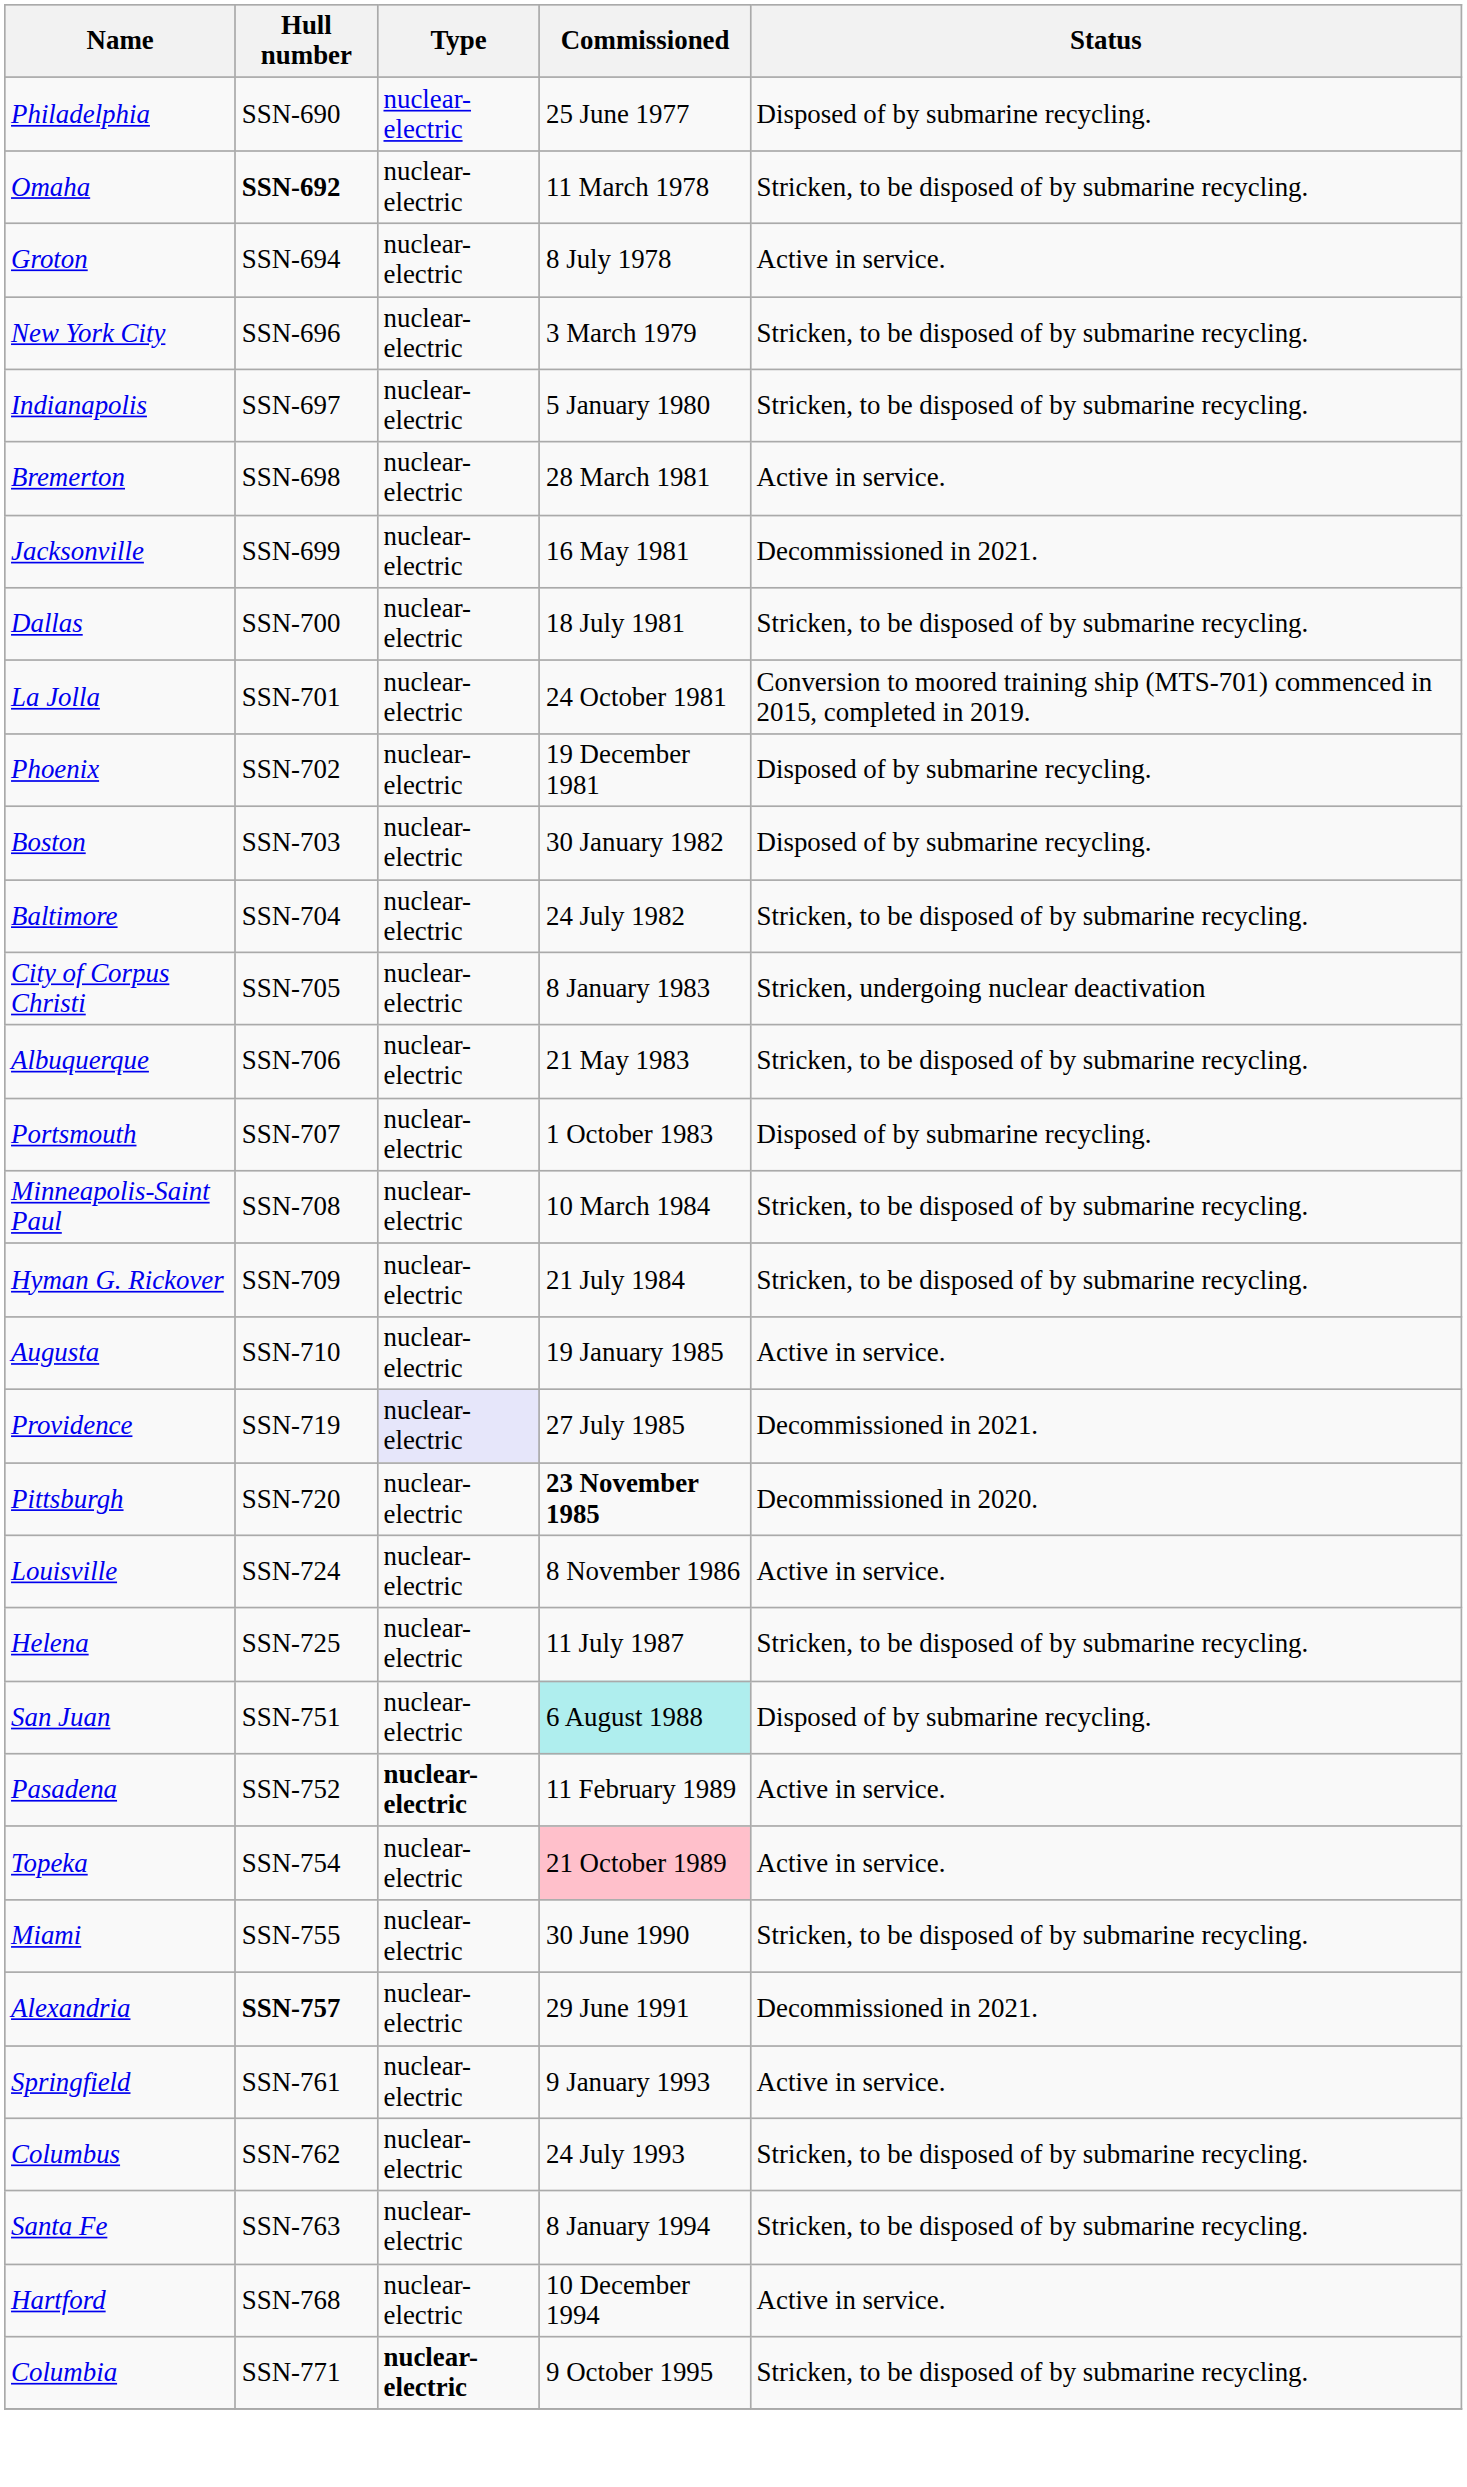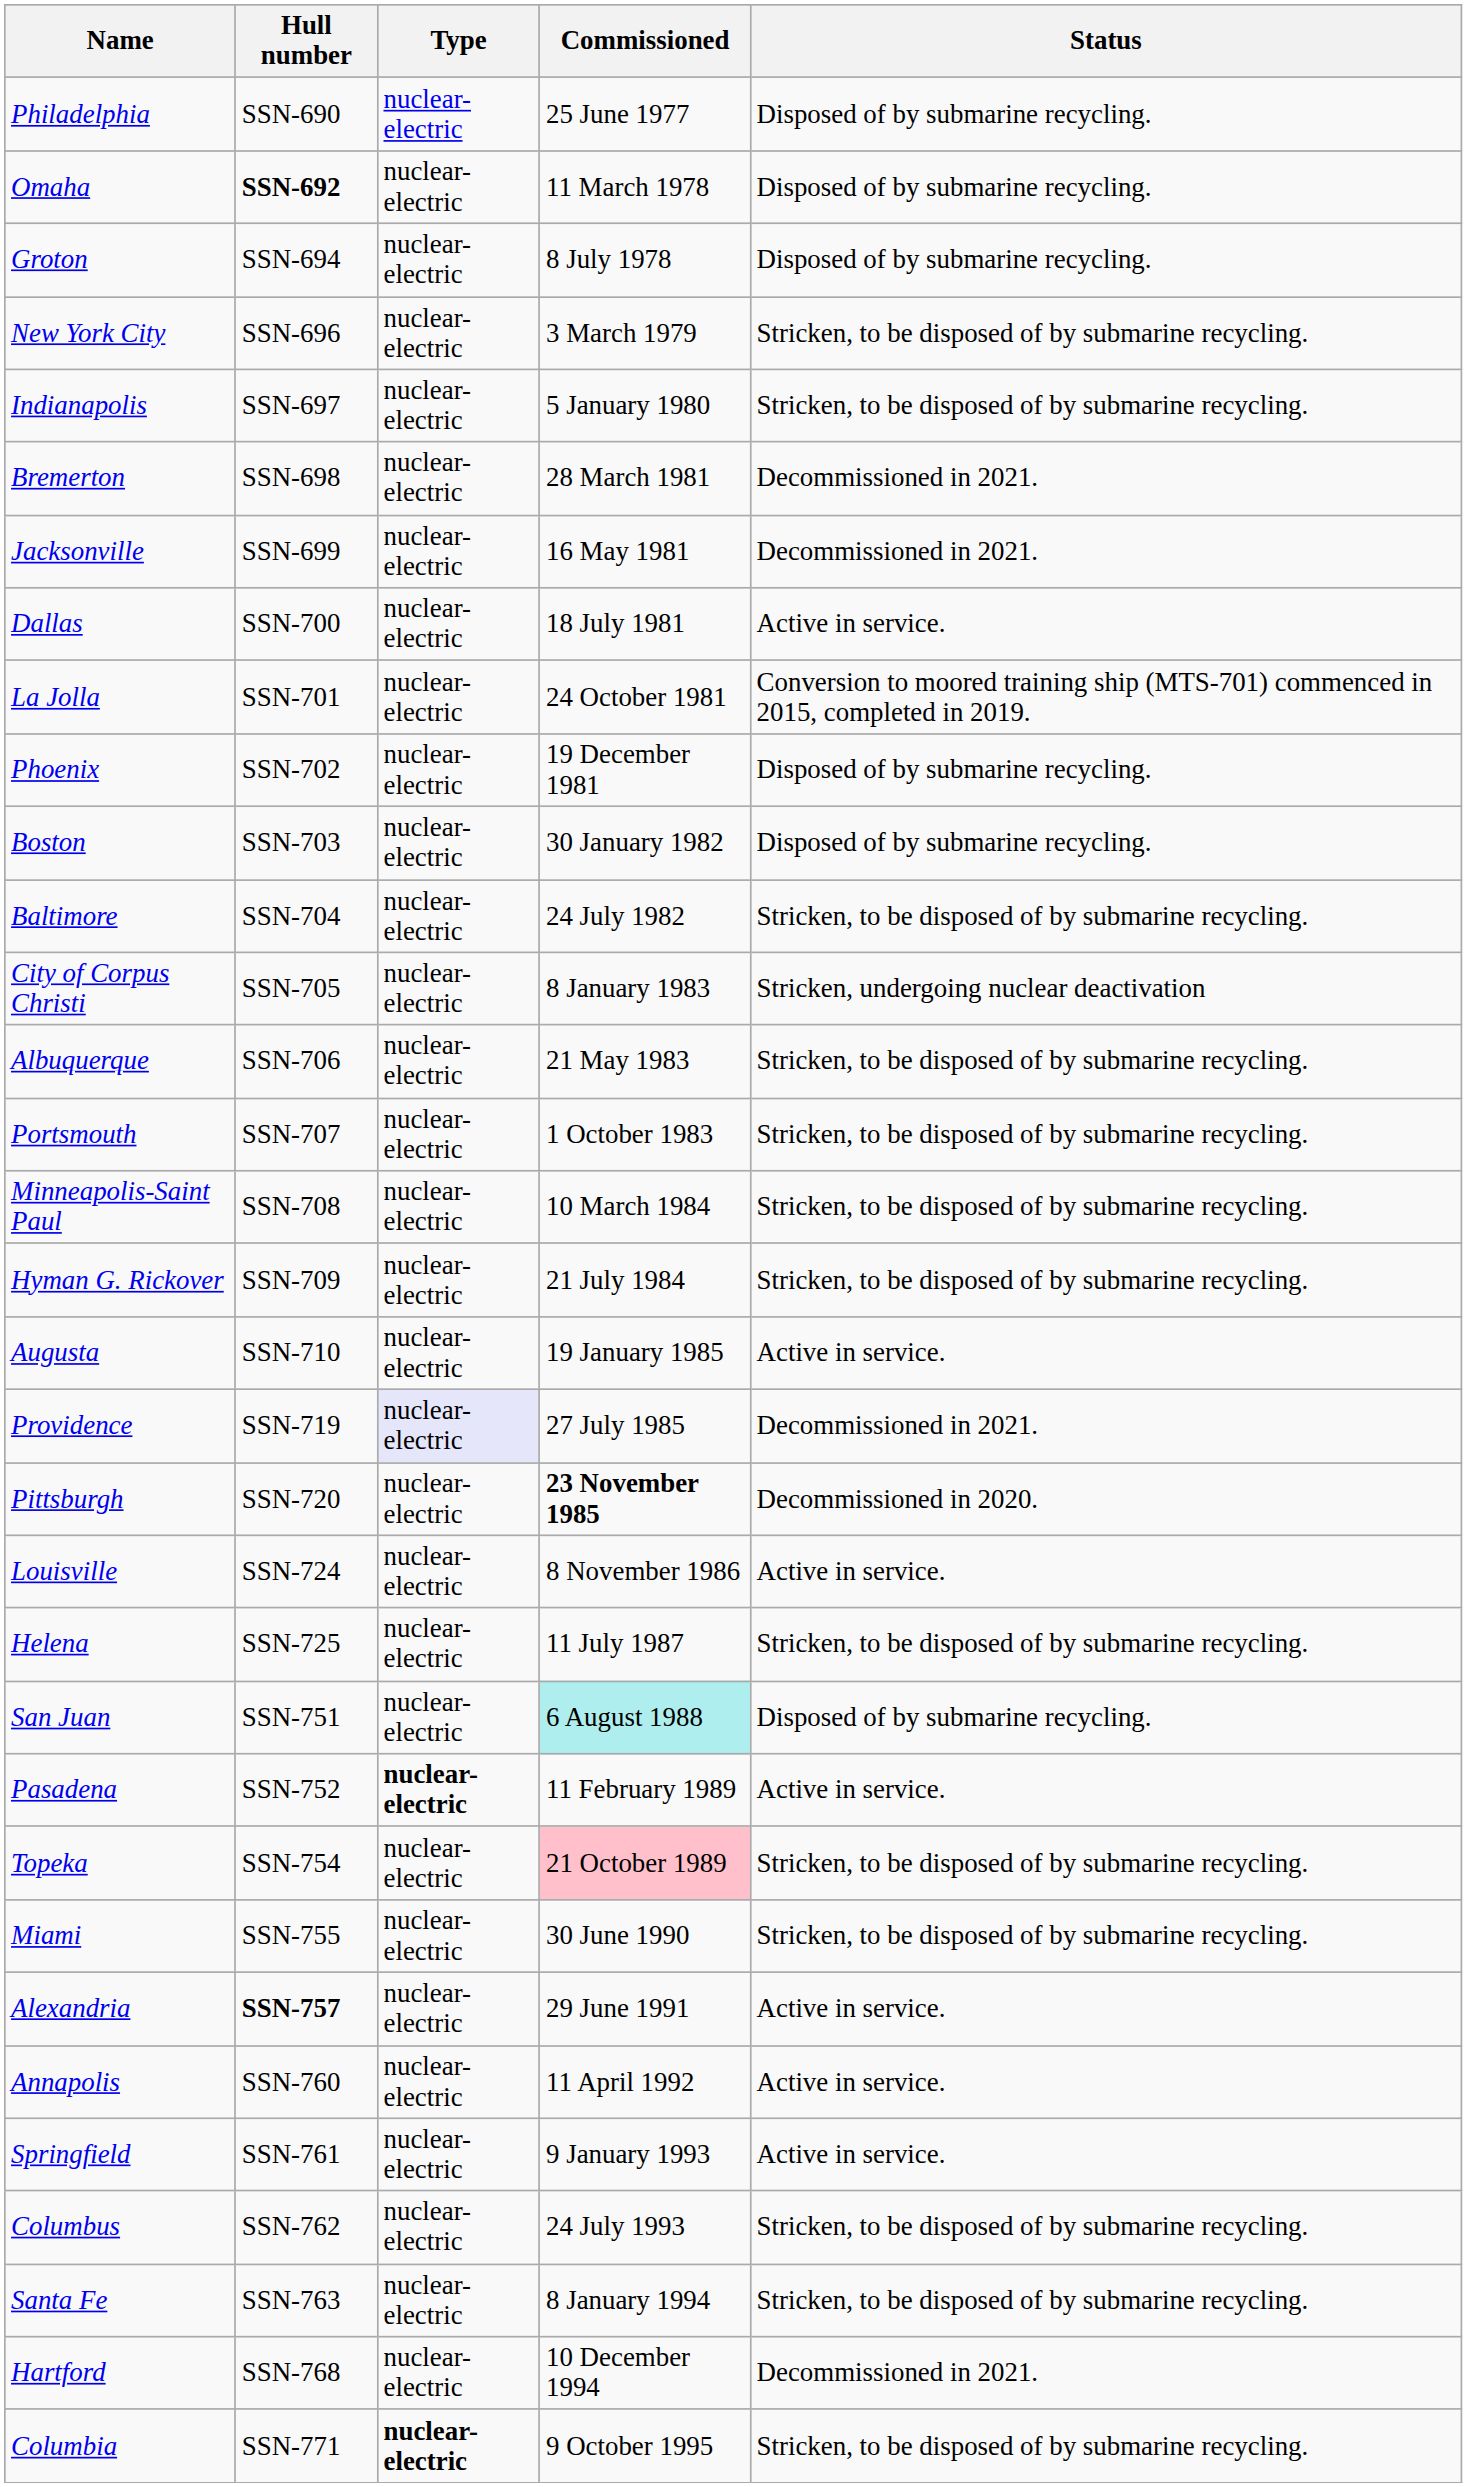(1032, 186) Stricken, to be disposed of by submarine recycling. -> (954, 186) Disposed of by submarine recycling.
(851, 259) Active in service. -> (954, 259) Disposed of by submarine recycling.
(851, 478) Active in service. -> (897, 478) Decommissioned in 2021.
(1032, 623) Stricken, to be disposed of by submarine recycling. -> (851, 623) Active in service.
(954, 1133) Disposed of by submarine recycling. -> (1032, 1133) Stricken, to be disposed of by submarine recycling.
(851, 1862) Active in service. -> (1032, 1862) Stricken, to be disposed of by submarine recycling.
(897, 2008) Decommissioned in 2021. -> (851, 2008) Active in service.
+ row: (66, 2081)
(851, 2299) Active in service. -> (897, 2372) Decommissioned in 2021.
